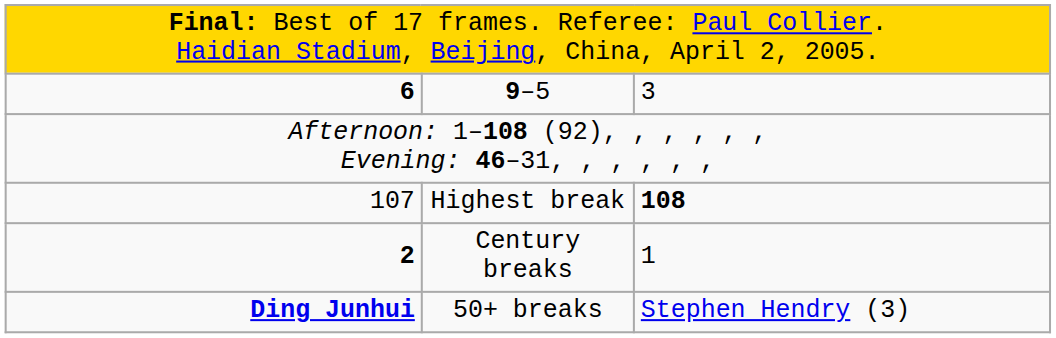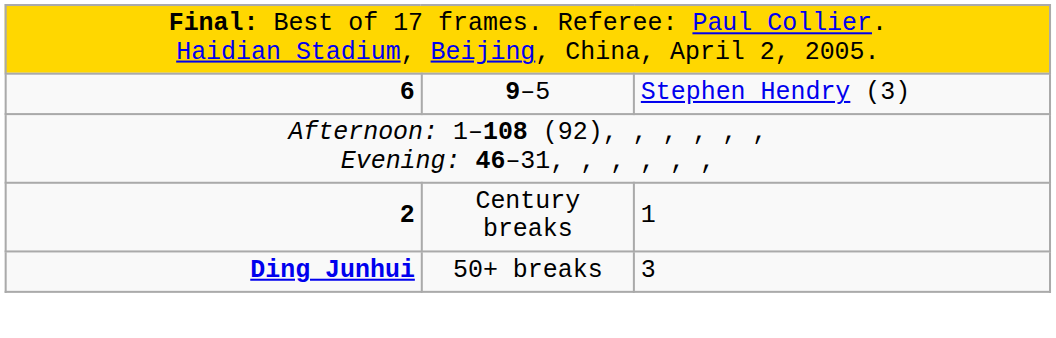(648, 94) 3 -> (776, 94) Stephen Hendry (3)
- row: (528, 203)
(776, 312) Stephen Hendry (3) -> (648, 271) 3
